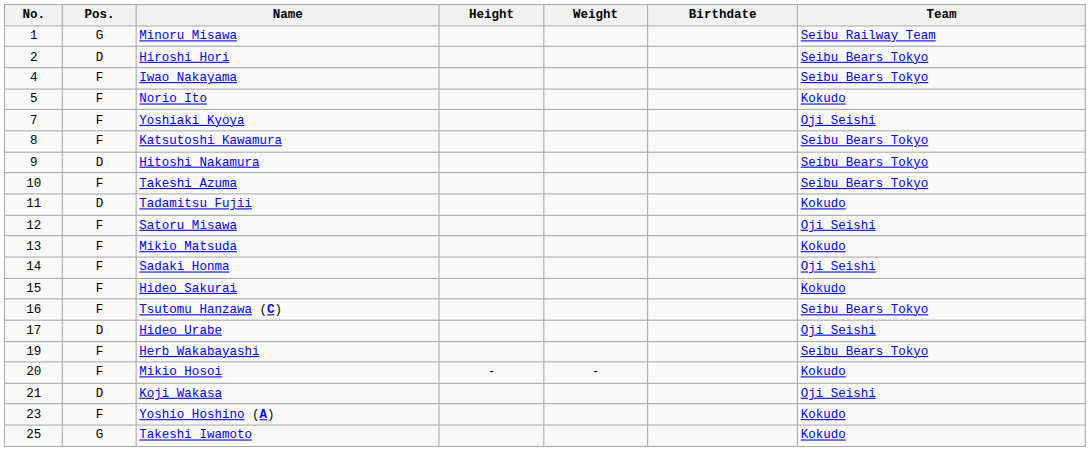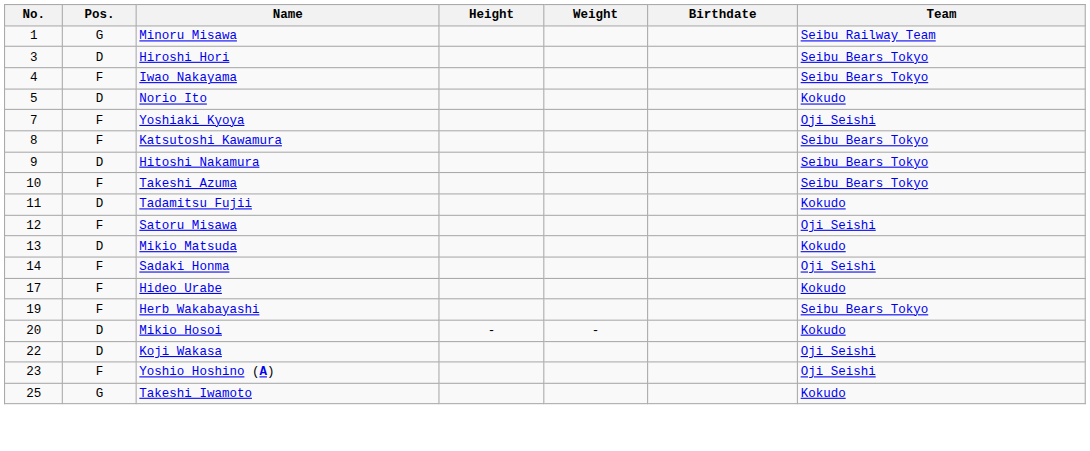(34, 57) 2 -> (34, 57) 3
(100, 99) F -> (100, 99) D
(100, 246) F -> (100, 246) D
- row: (188, 288)
- row: (211, 309)
(100, 330) D -> (100, 288) F
(838, 330) Oji Seishi -> (823, 288) Kokudo
(100, 372) F -> (100, 330) D
(34, 393) 21 -> (34, 351) 22
(823, 414) Kokudo -> (838, 372) Oji Seishi
